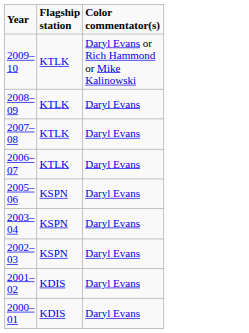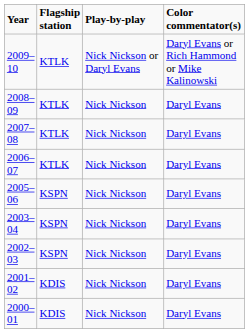+ column: (115, 19)
